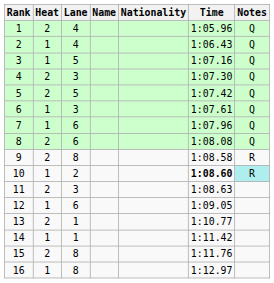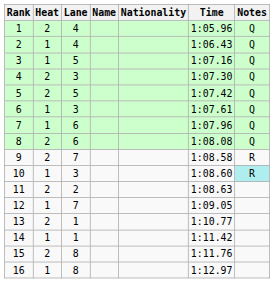(76, 157) 8 -> (76, 157) 7
(76, 173) 2 -> (76, 173) 3
(212, 173) bold -> (212, 173) normal
(76, 190) 3 -> (76, 190) 2
(76, 206) 6 -> (76, 206) 7
